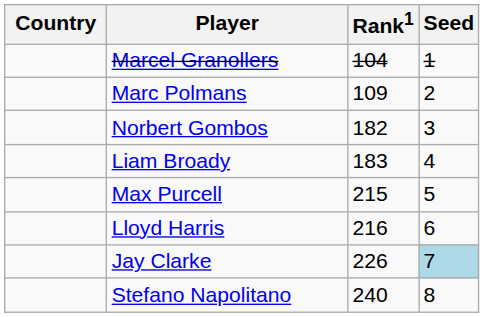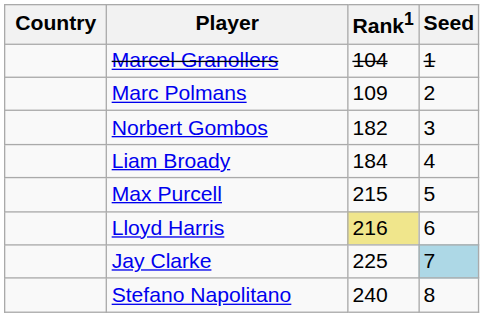(370, 160) 183 -> (370, 160) 184
(370, 227) no background -> (370, 227) khaki background
(370, 261) 226 -> (370, 261) 225
